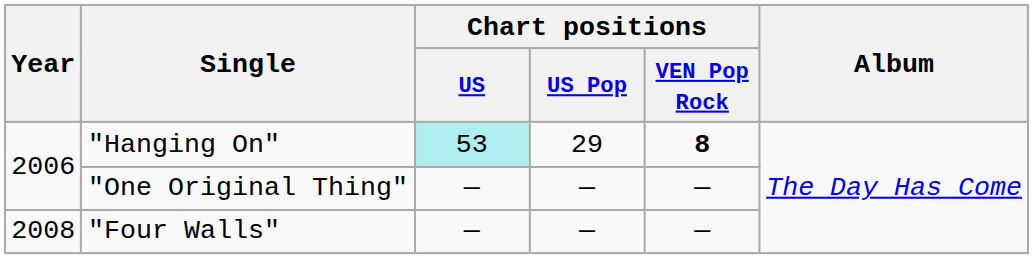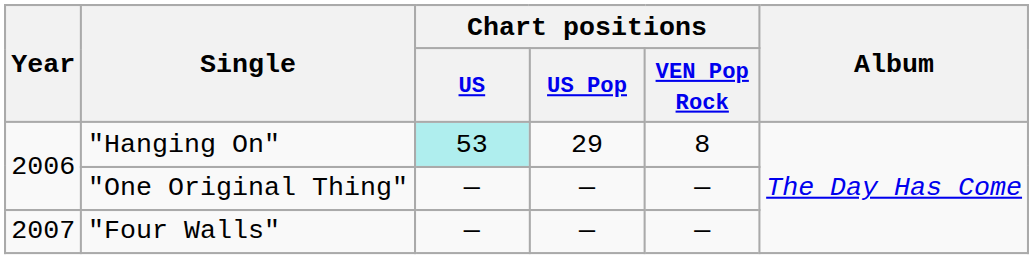(702, 144) bold -> (702, 144) normal
(43, 231) 2008 -> (43, 231) 2007
